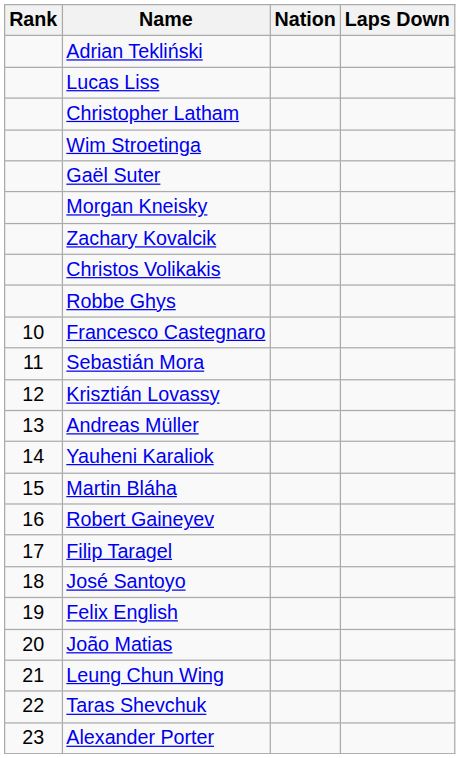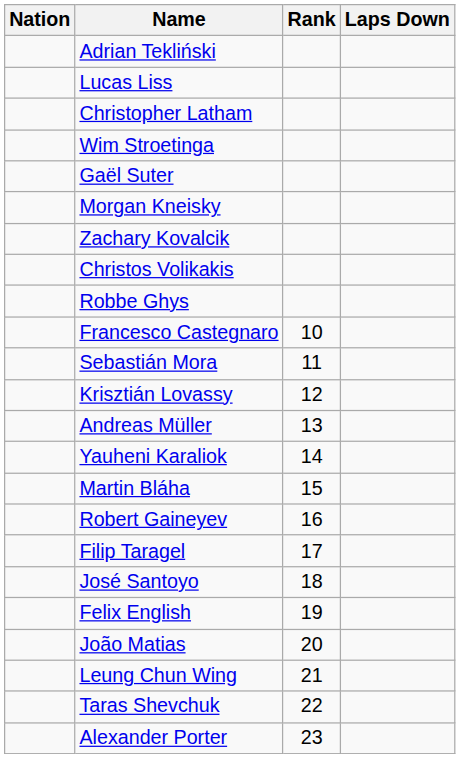columns swapped: (33, 20) <-> (305, 20)
